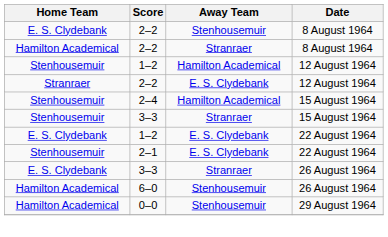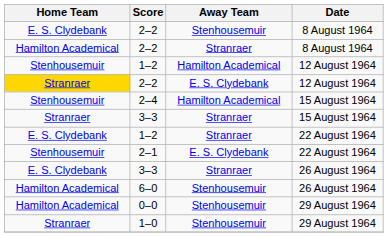(67, 83) no background -> (67, 83) gold background
(67, 118) Stenhousemuir -> (67, 118) Stranraer
(229, 135) E. S. Clydebank -> (229, 135) Stranraer
+ row: (148, 223)
